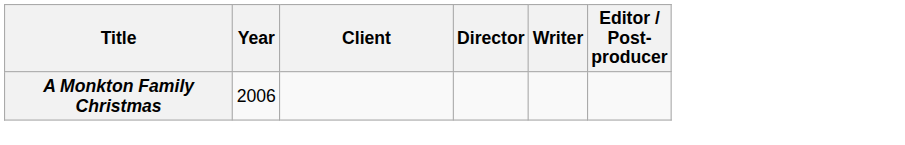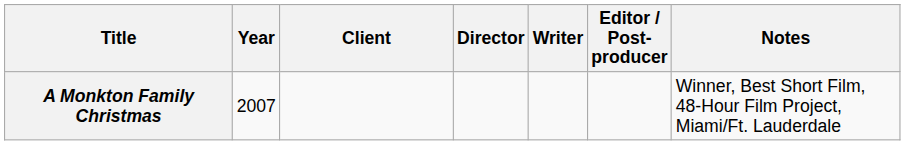+ column: (786, 38)
(256, 95) 2006 -> (256, 105) 2007
